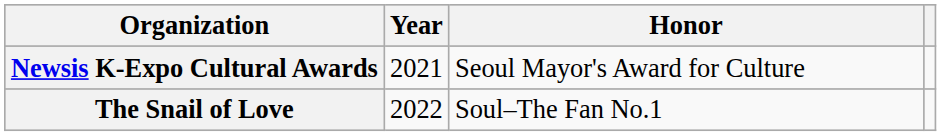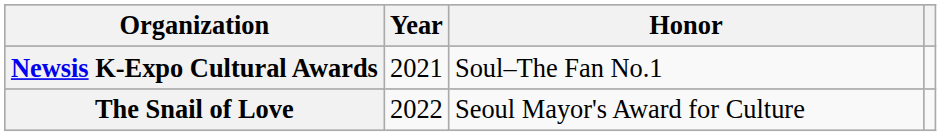(630, 67) Seoul Mayor's Award for Culture -> (559, 67) Soul–The Fan No.1
(559, 109) Soul–The Fan No.1 -> (630, 109) Seoul Mayor's Award for Culture
